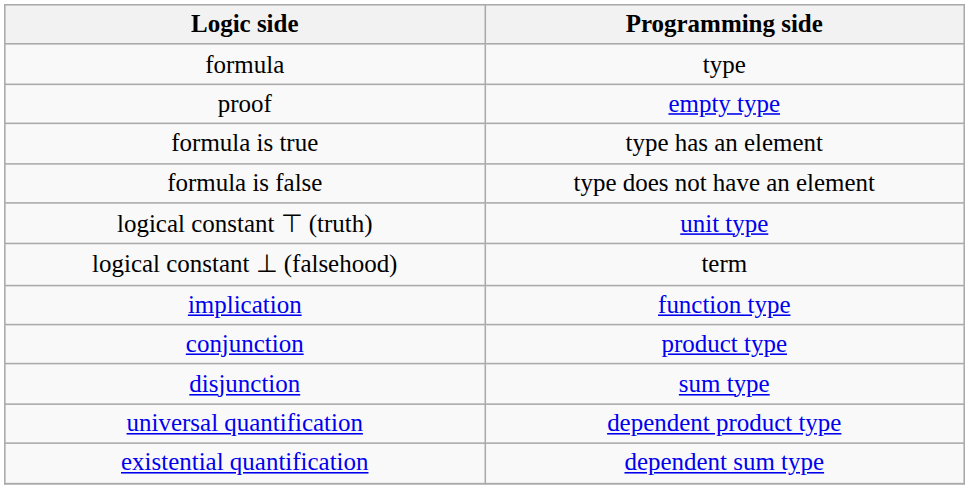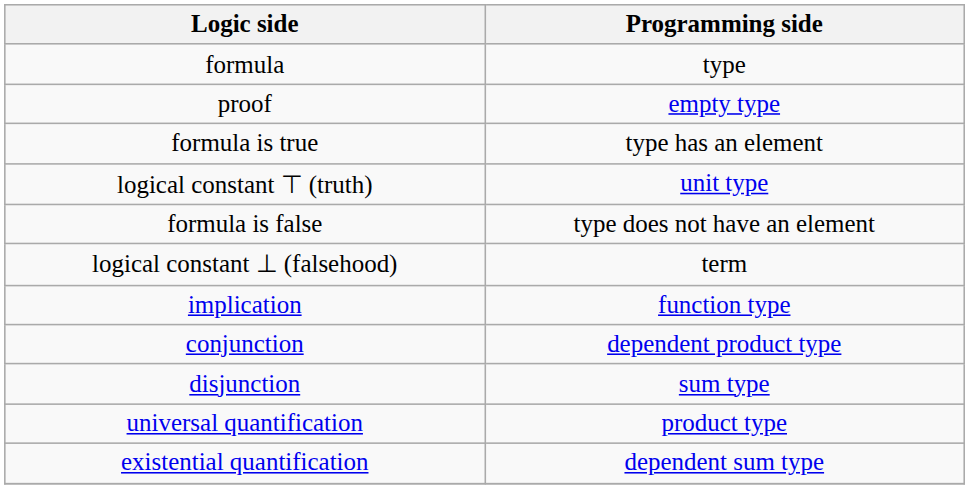rows swapped: (245, 182) <-> (245, 223)
(724, 344) product type -> (724, 344) dependent product type
(724, 423) dependent product type -> (724, 423) product type
